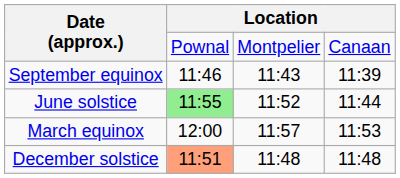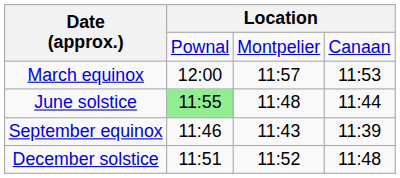rows swapped: (86, 131) <-> (86, 74)
(279, 103) 11:52 -> (279, 103) 11:48
(200, 159) lightsalmon background -> (200, 159) no background
(279, 159) 11:48 -> (279, 159) 11:52
